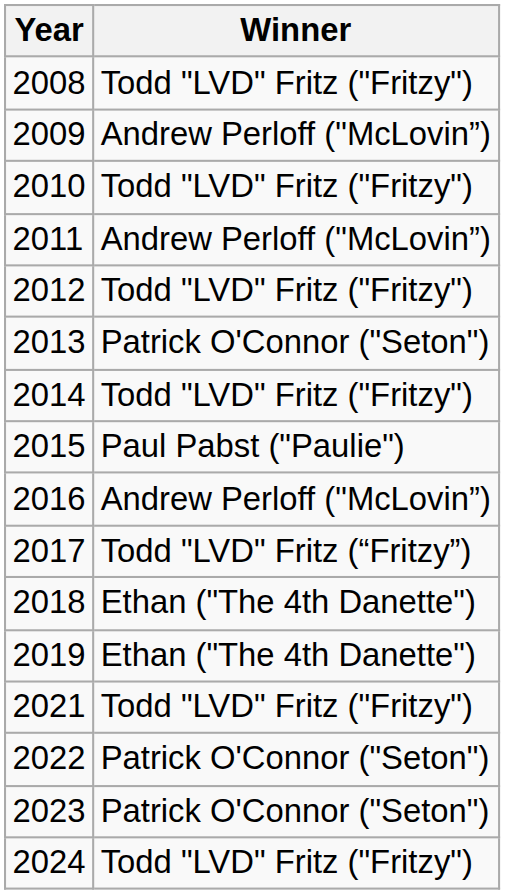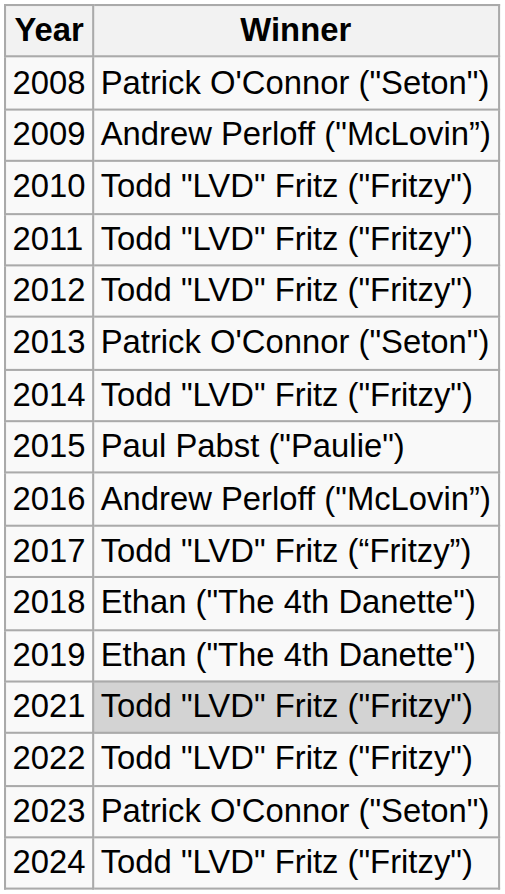(287, 82) Todd "LVD" Fritz ("Fritzy") -> (295, 82) Patrick O'Connor ("Seton")
(296, 238) Andrew Perloff ("McLovin”) -> (287, 238) Todd "LVD" Fritz ("Fritzy")
(287, 706) no background -> (287, 706) lightgrey background
(295, 758) Patrick O'Connor ("Seton") -> (287, 758) Todd "LVD" Fritz ("Fritzy")
